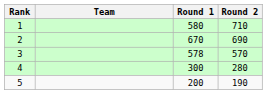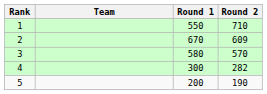(196, 26) 580 -> (196, 26) 550
(240, 40) 690 -> (240, 40) 609
(196, 54) 578 -> (196, 54) 580
(240, 68) 280 -> (240, 68) 282
